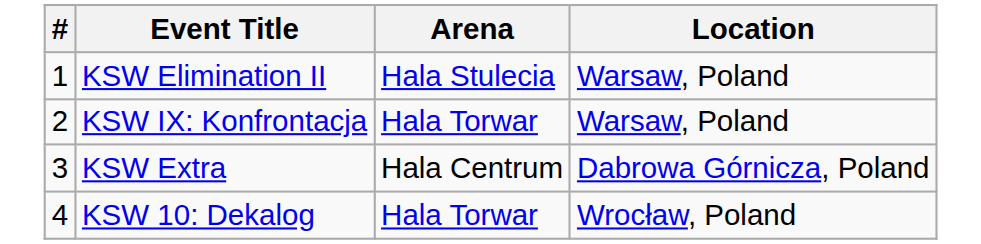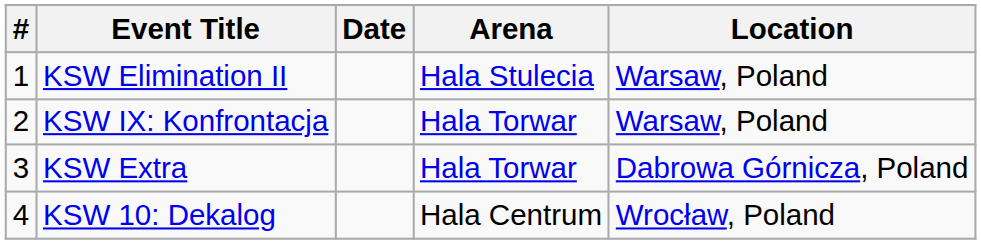+ column: (374, 29)
(472, 169) Hala Centrum -> (498, 169) Hala Torwar
(460, 215) Hala Torwar -> (511, 215) Hala Centrum
